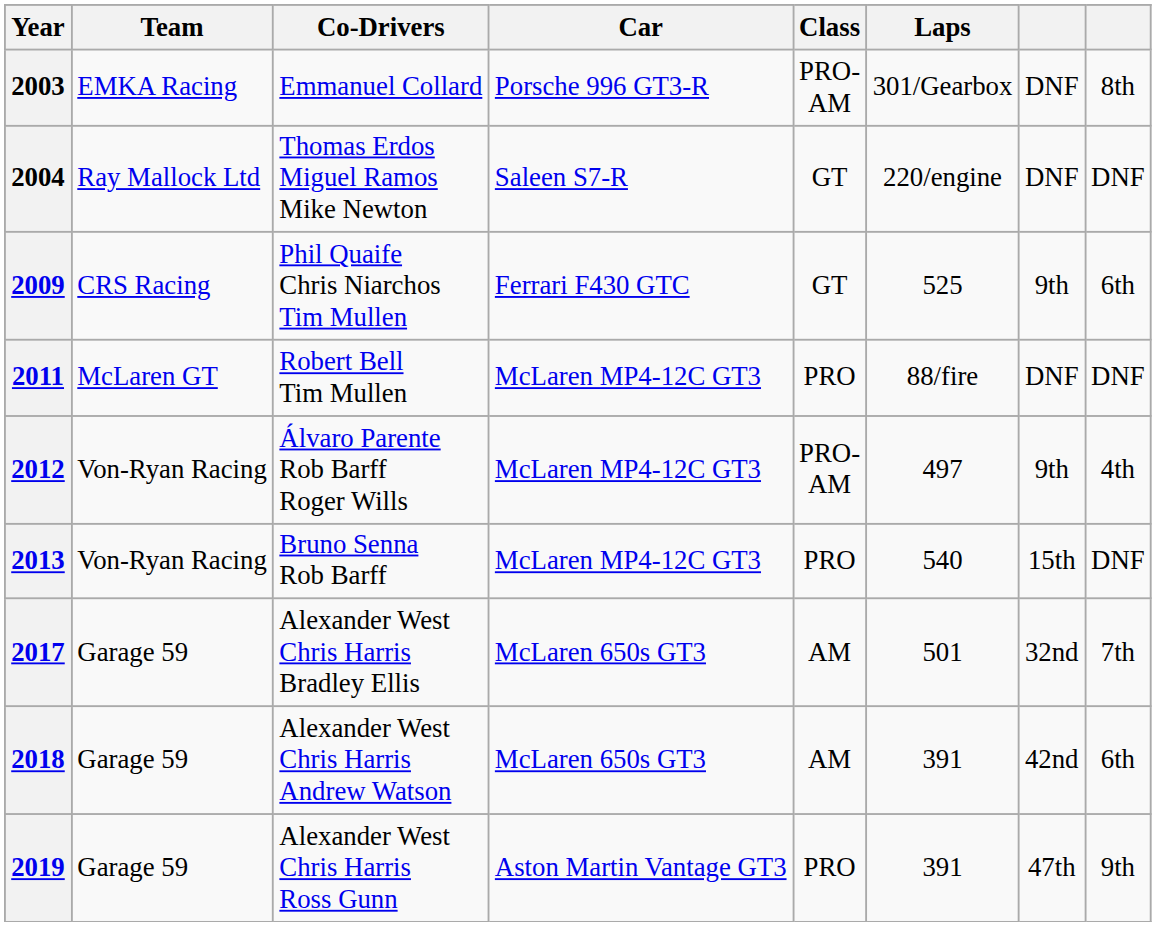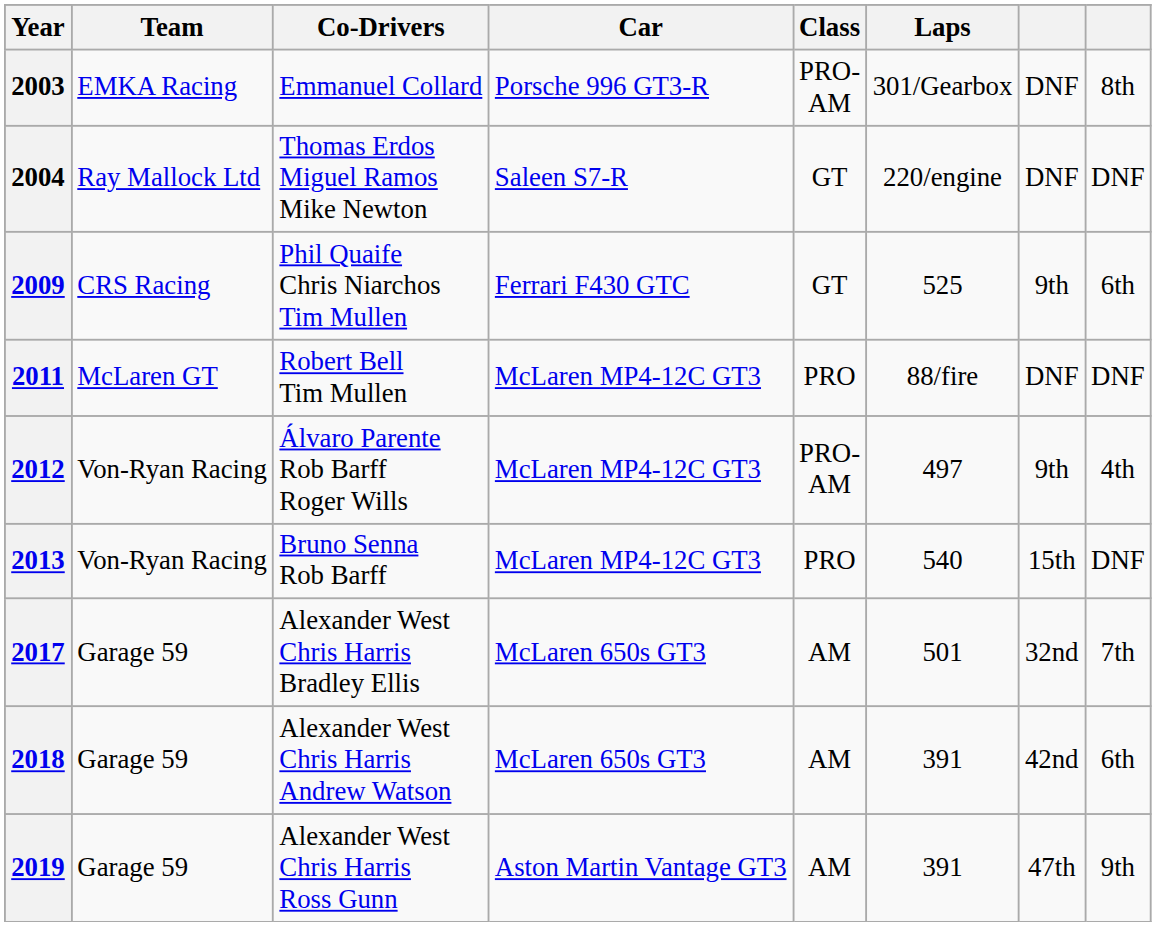(830, 867) PRO -> (830, 867) AM
